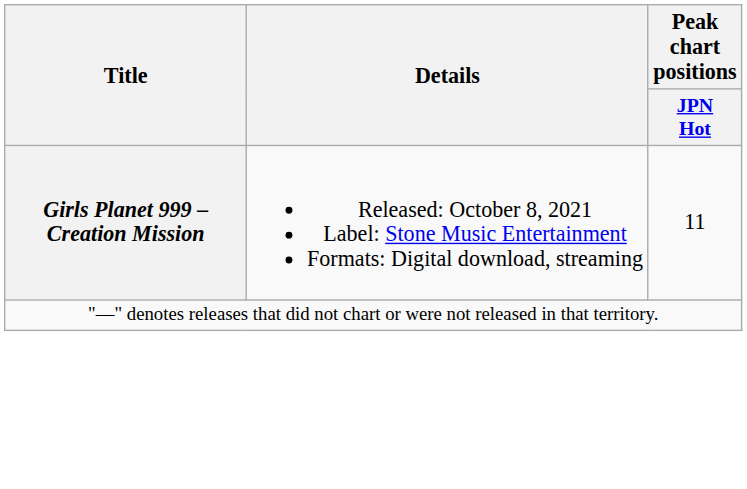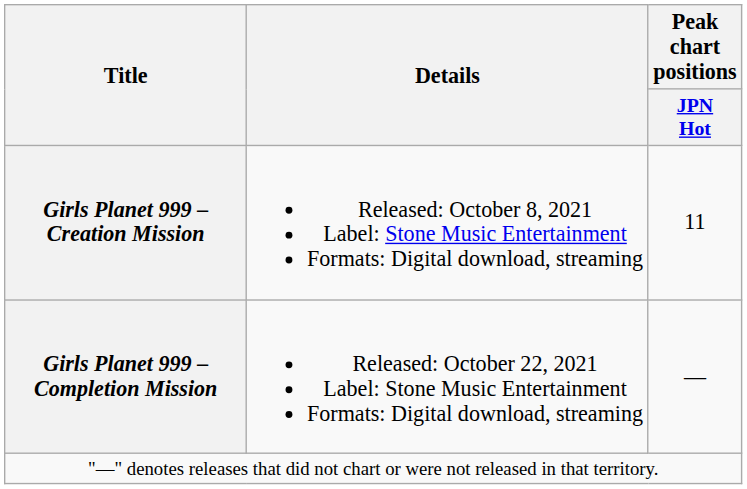+ row: (126, 375)
